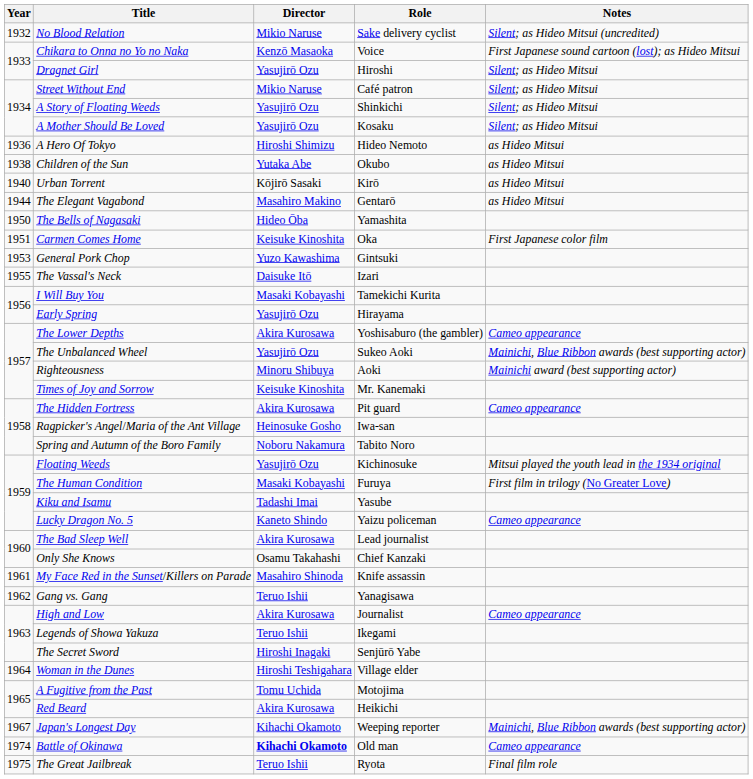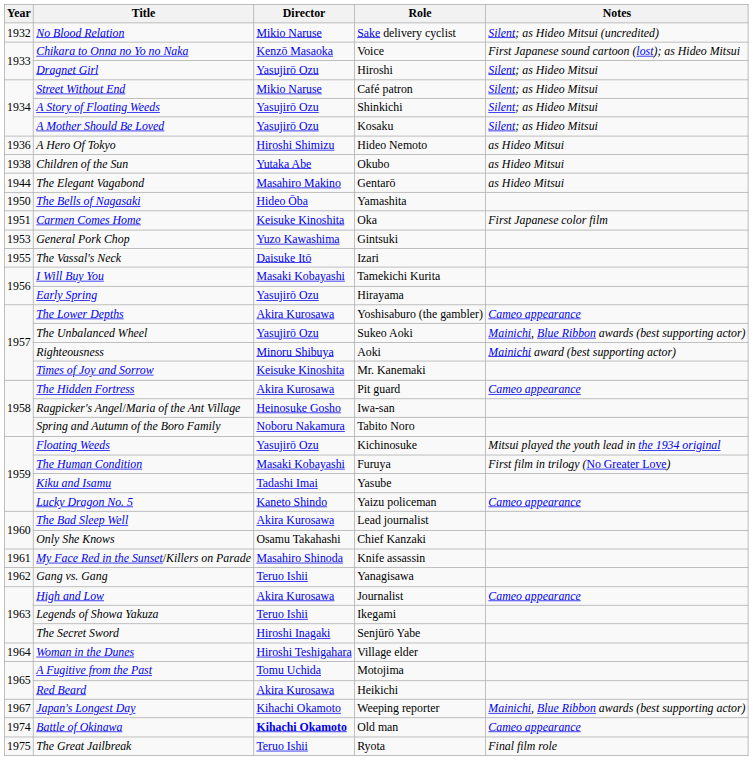- row: (71, 182)
